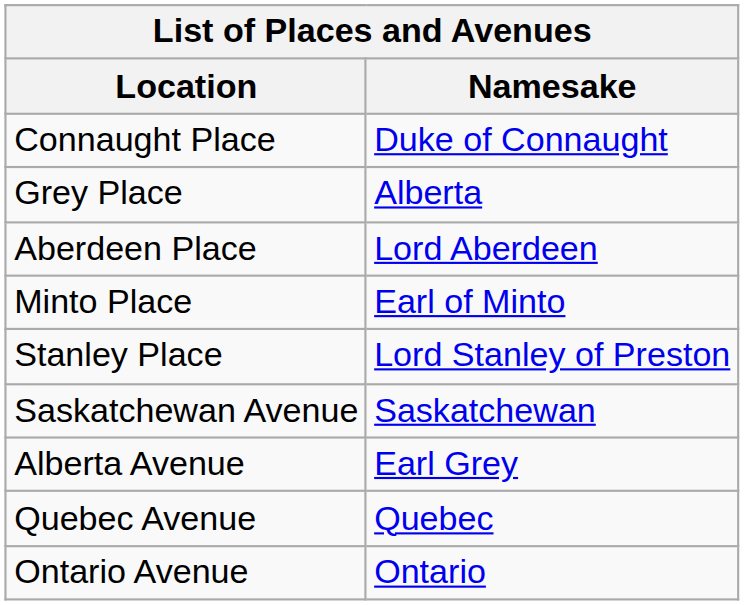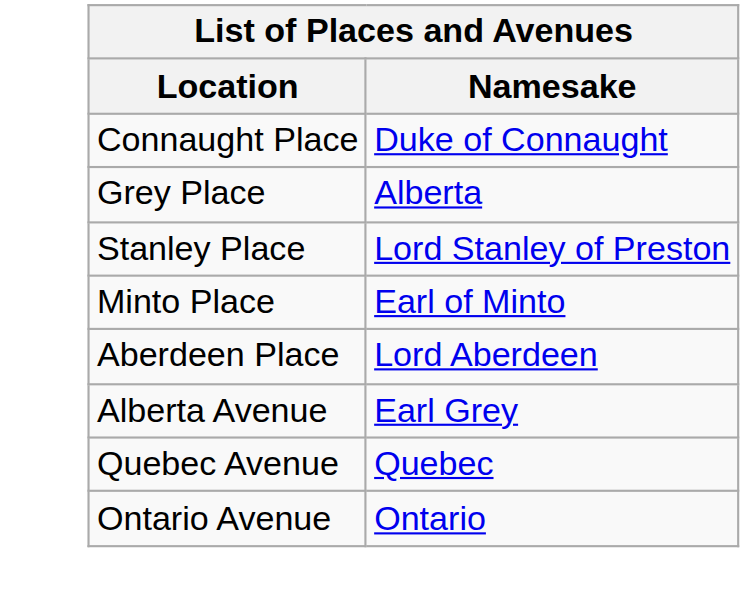rows swapped: (135, 247) <-> (118, 355)
- row: (186, 409)
